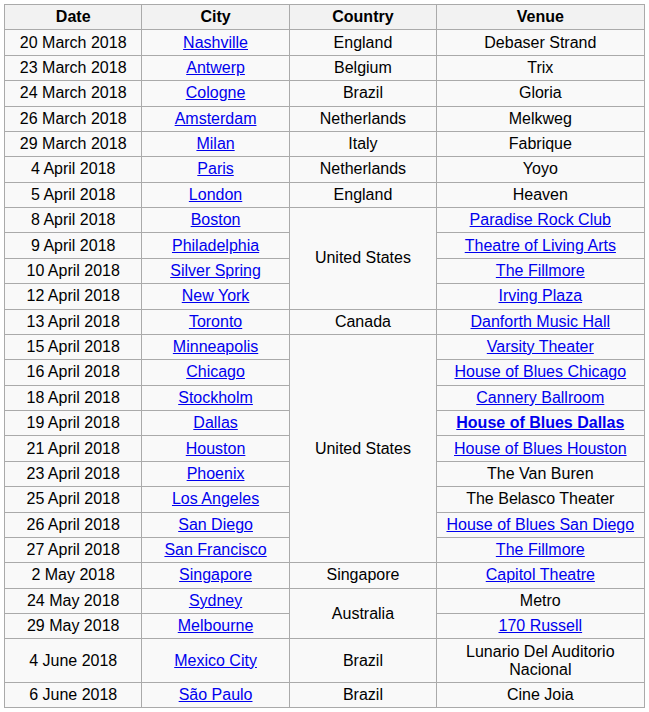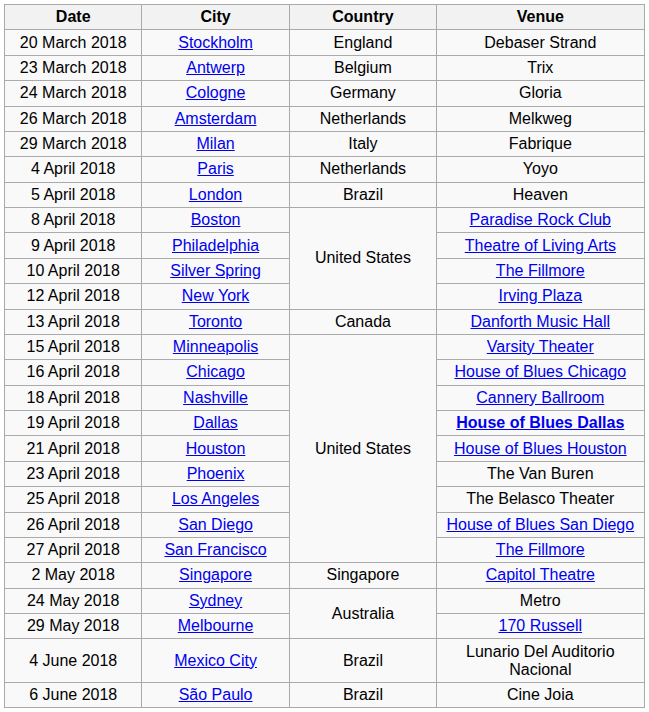(216, 42) Nashville -> (216, 42) Stockholm
(363, 93) Brazil -> (363, 93) Germany
(363, 194) England -> (363, 194) Brazil
(216, 397) Stockholm -> (216, 397) Nashville
